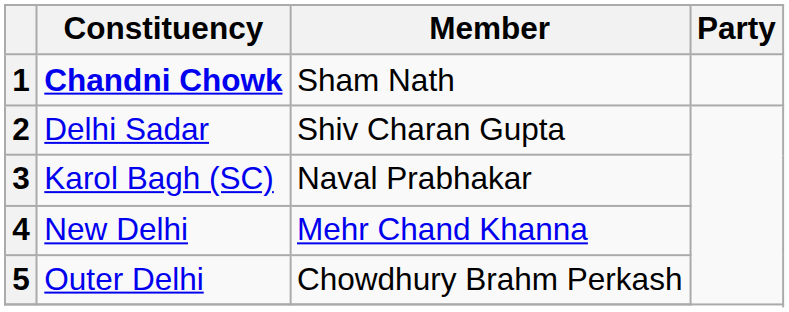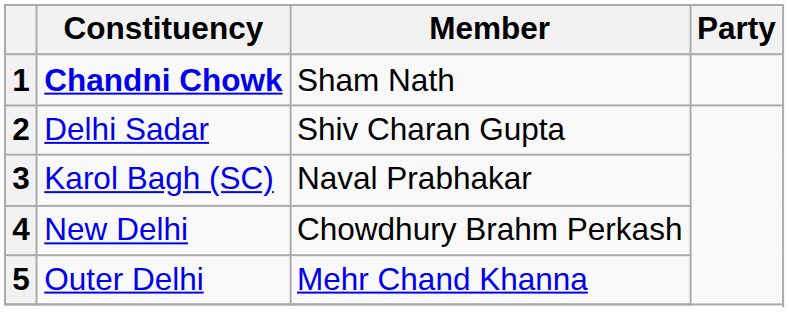(442, 229) Mehr Chand Khanna -> (490, 229) Chowdhury Brahm Perkash
(490, 279) Chowdhury Brahm Perkash -> (442, 279) Mehr Chand Khanna
